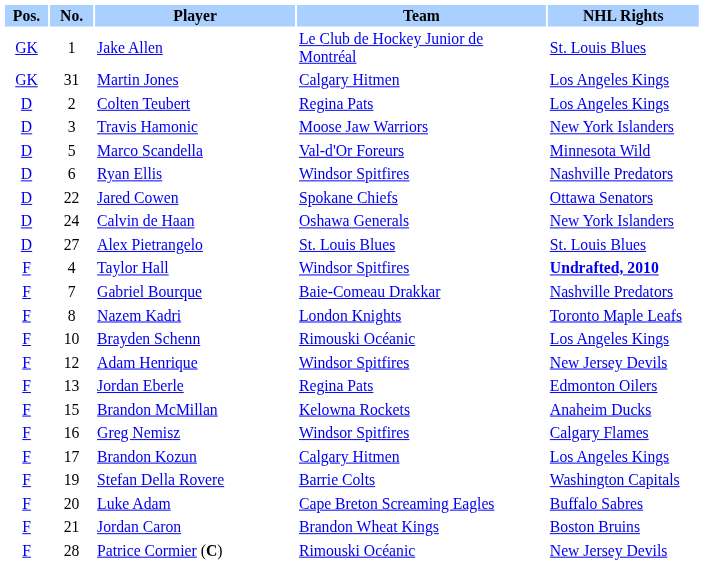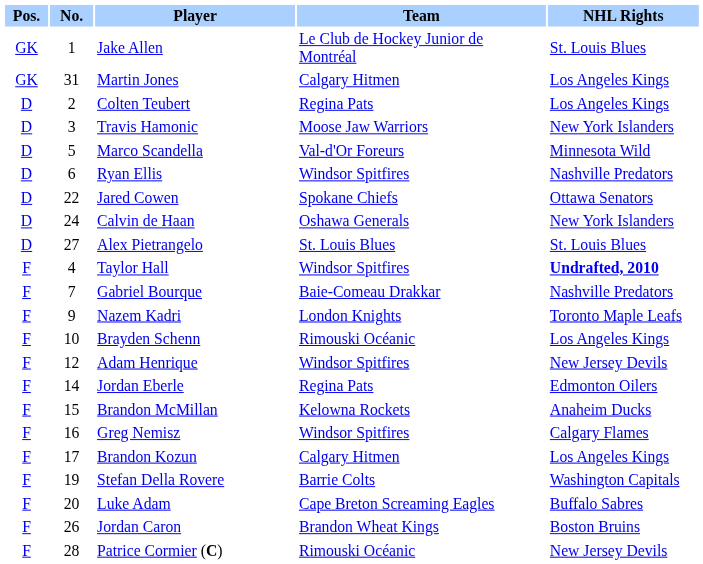(72, 315) 8 -> (72, 315) 9
(72, 386) 13 -> (72, 386) 14
(72, 527) 21 -> (72, 527) 26
